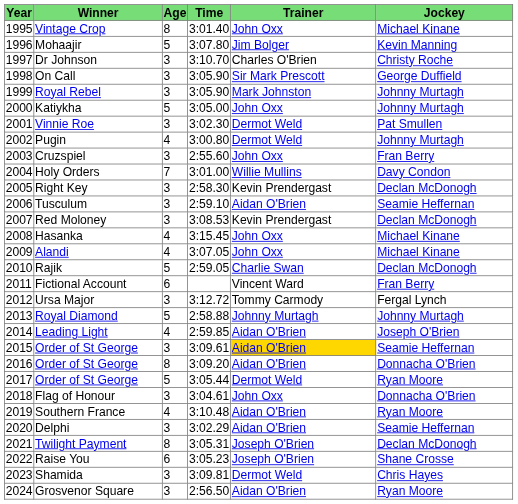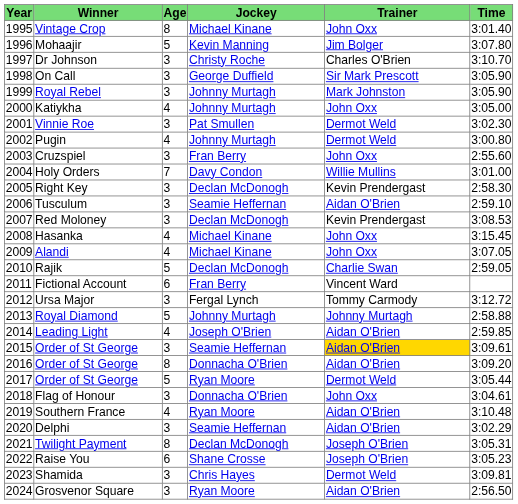columns swapped: (444, 12) <-> (209, 12)
(167, 108) 5 -> (167, 108) 4
